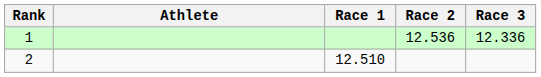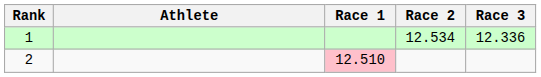(430, 38) 12.536 -> (430, 38) 12.534
(360, 61) no background -> (360, 61) pink background
